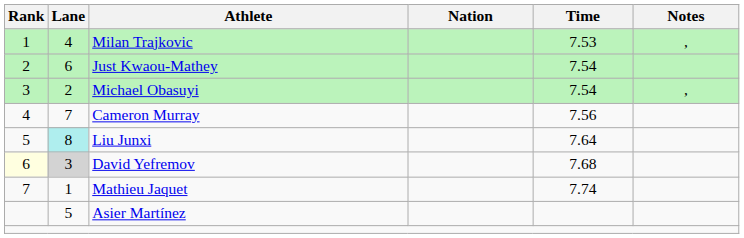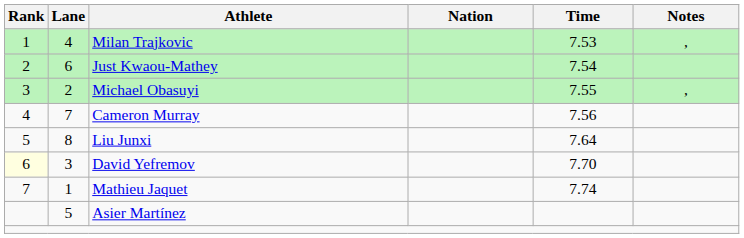(583, 90) 7.54 -> (583, 90) 7.55
(68, 139) paleturquoise background -> (68, 139) no background
(68, 164) lightgrey background -> (68, 164) no background
(583, 164) 7.68 -> (583, 164) 7.70
